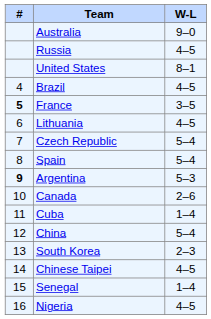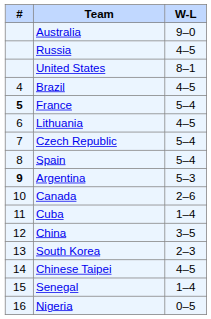(186, 105) 3–5 -> (186, 105) 5–4
(186, 232) 5–4 -> (186, 232) 3–5
(186, 305) 4–5 -> (186, 305) 0–5
